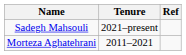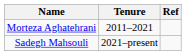rows swapped: (51, 43) <-> (51, 27)
